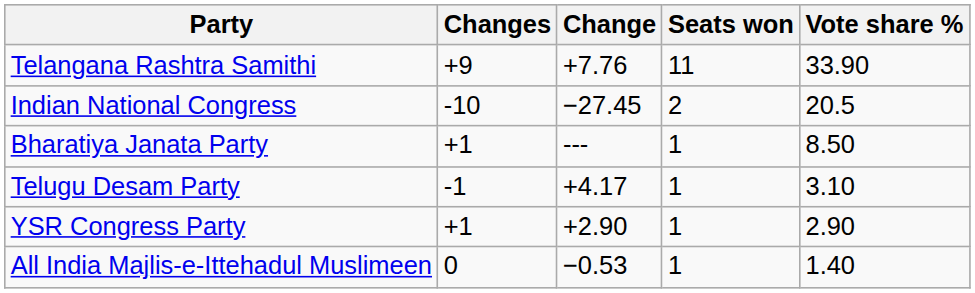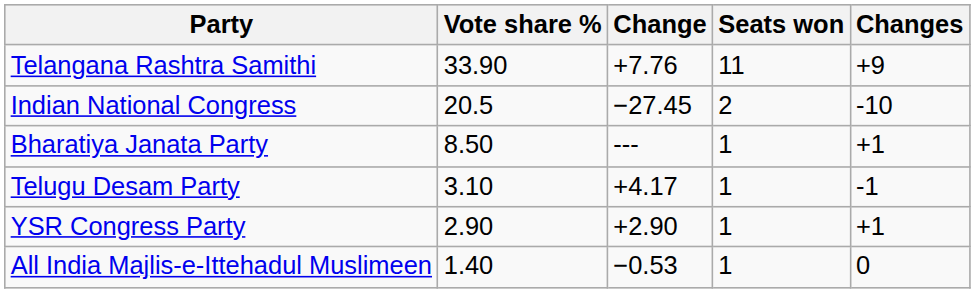columns swapped: (884, 24) <-> (497, 24)
